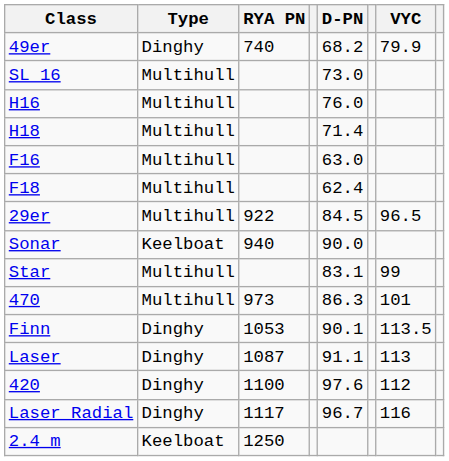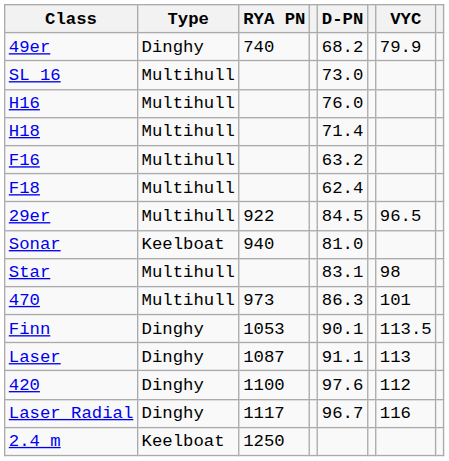(343, 160) 63.0 -> (343, 160) 63.2
(343, 244) 90.0 -> (343, 244) 81.0
(390, 272) 99 -> (390, 272) 98
